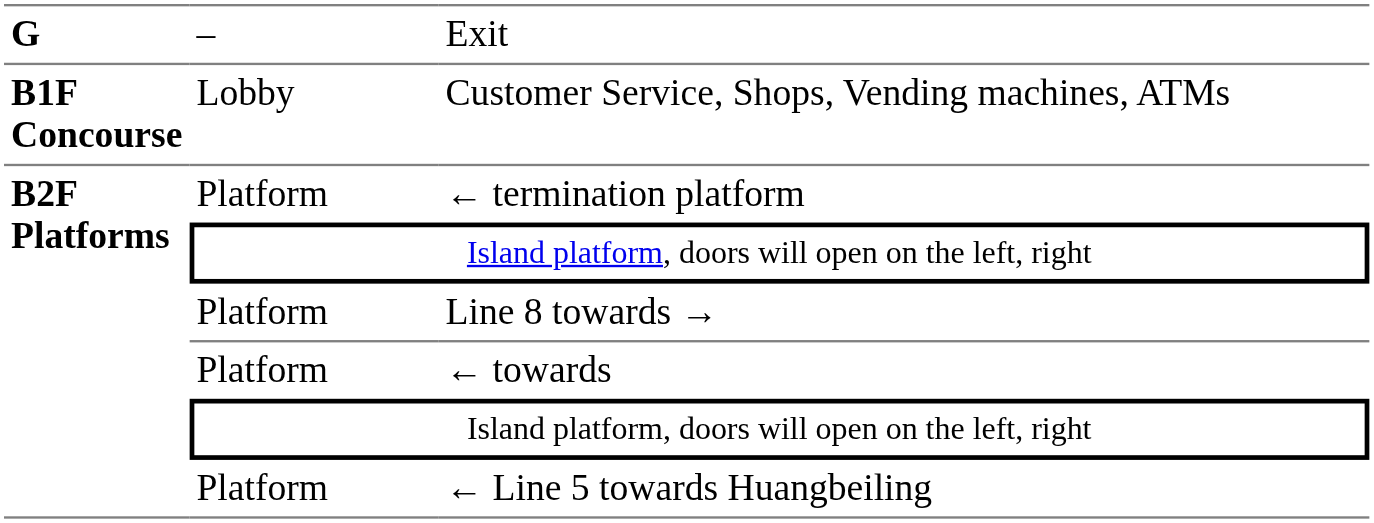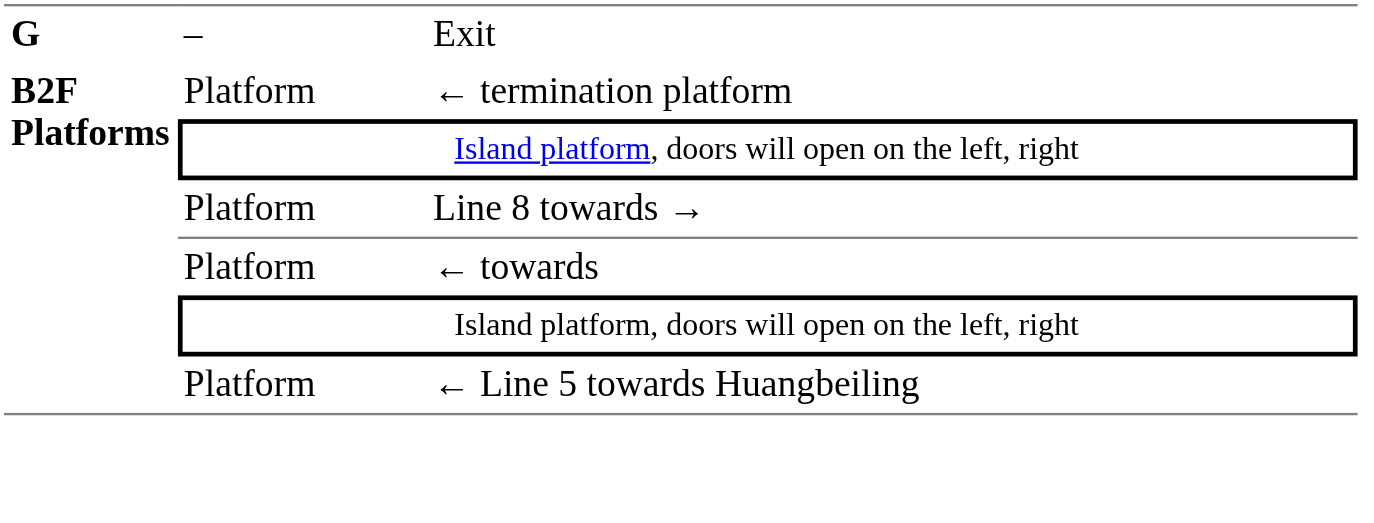- row: (246, 92)
